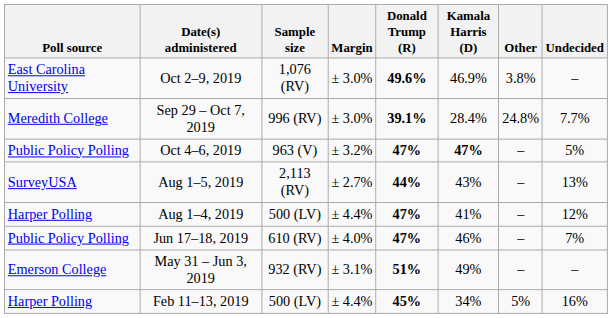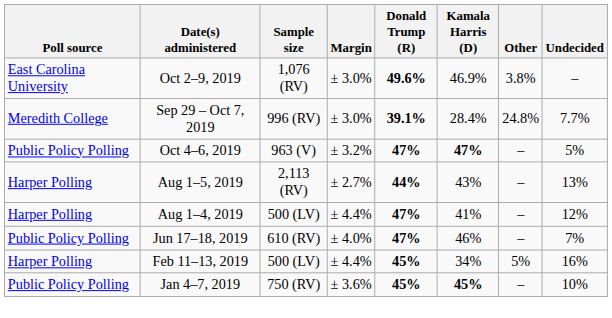(42, 182) SurveyUSA -> (50, 182) Harper Polling
- row: (201, 270)
+ row: (200, 285)
